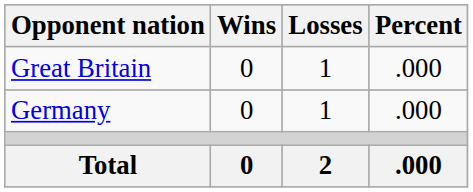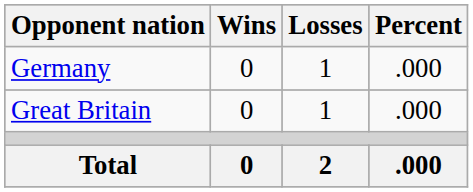rows swapped: (61, 110) <-> (81, 68)
